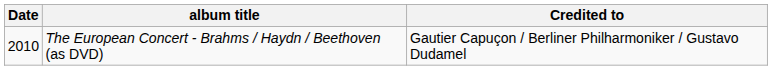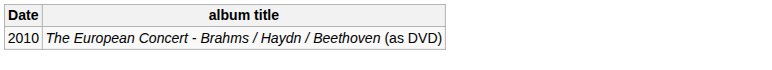- column: (587, 15)
